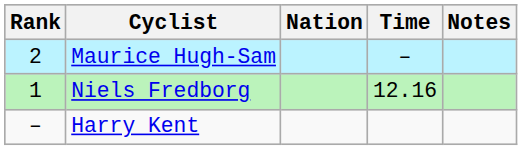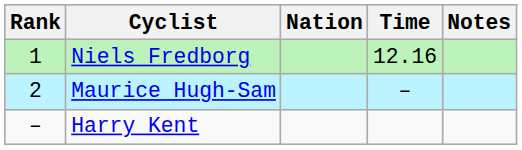rows swapped: (161, 92) <-> (174, 57)
